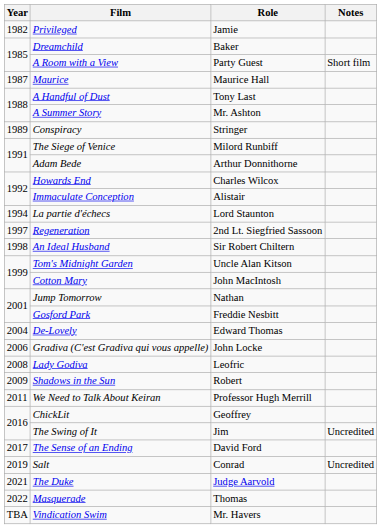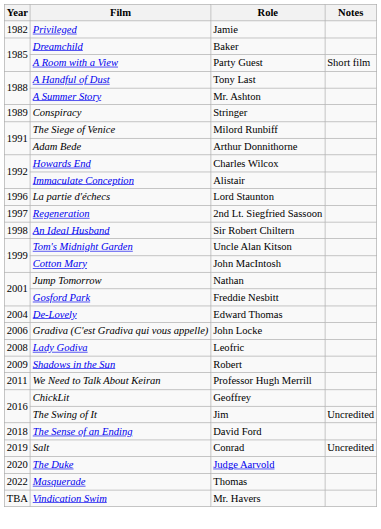- row: (51, 79)
(17, 213) 1994 -> (17, 197) 1996
(17, 448) 2017 -> (17, 431) 2018
(17, 481) 2021 -> (17, 465) 2020
